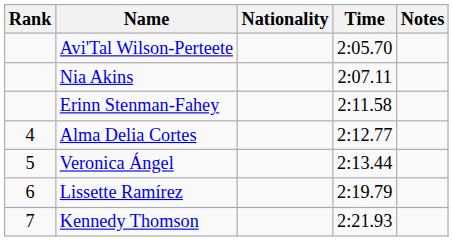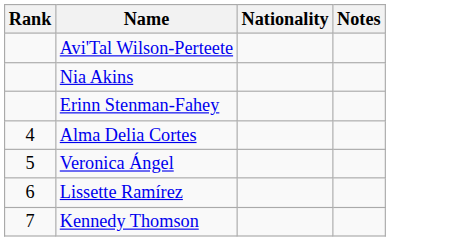- column: (365, 18)
